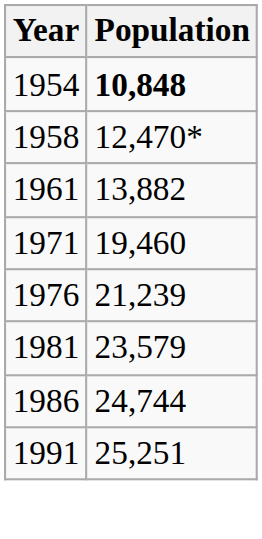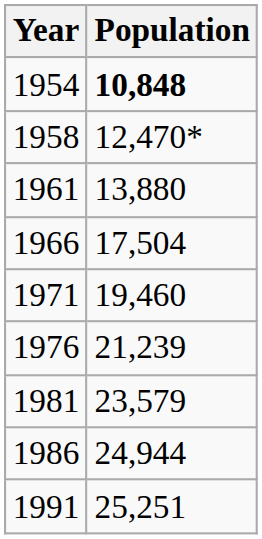(140, 189) 13,882 -> (140, 189) 13,880
+ row: (46, 242)
(140, 400) 24,744 -> (140, 453) 24,944
